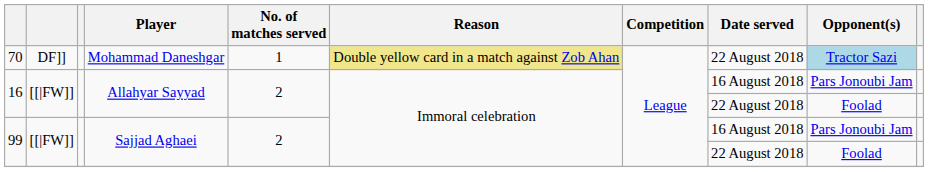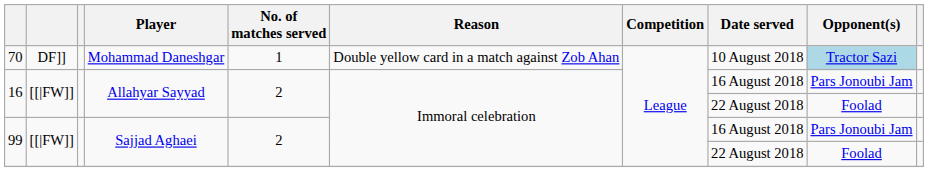(476, 57) khaki background -> (476, 57) no background
(757, 57) 22 August 2018 -> (757, 57) 10 August 2018
